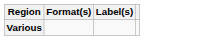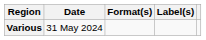+ column: (75, 12)
